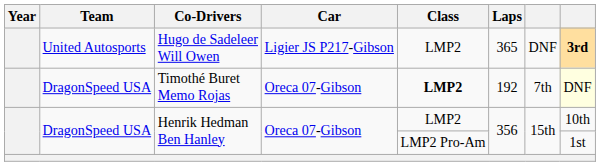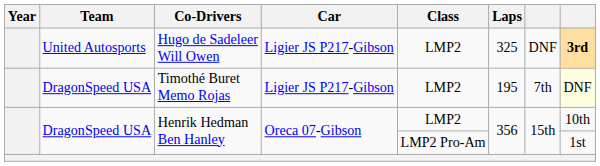(507, 48) 365 -> (507, 48) 325
(313, 88) Oreca 07-Gibson -> (329, 88) Ligier JS P217-Gibson
(443, 88) bold -> (443, 88) normal
(507, 88) 192 -> (507, 88) 195
